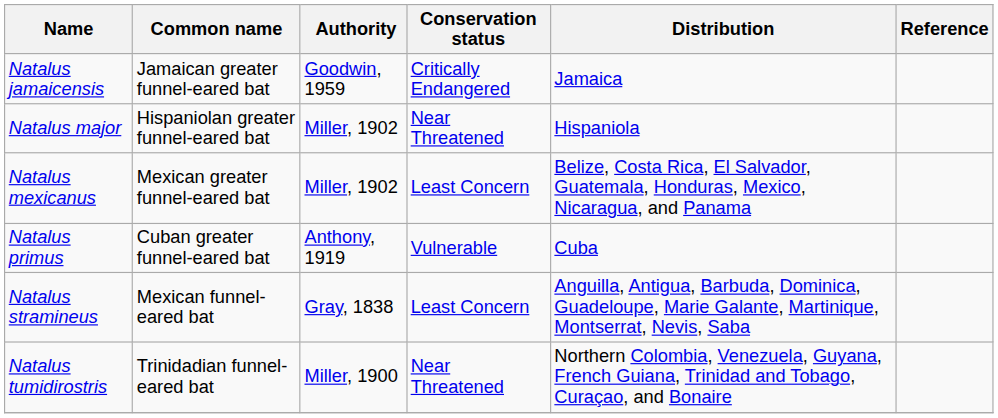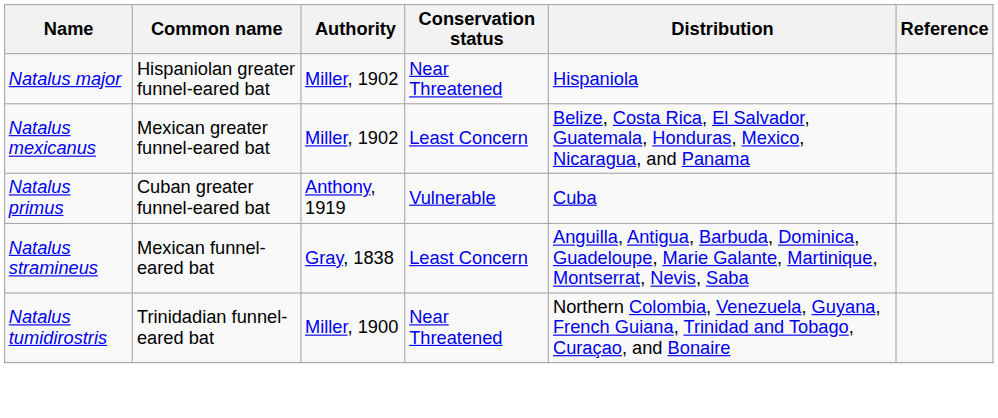- row: (56, 78)
